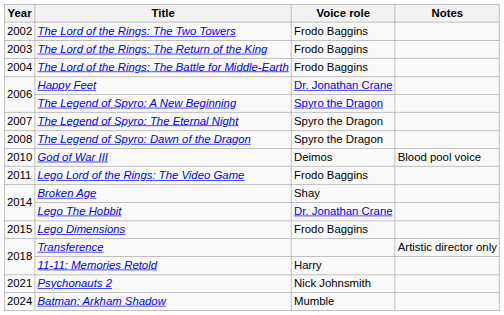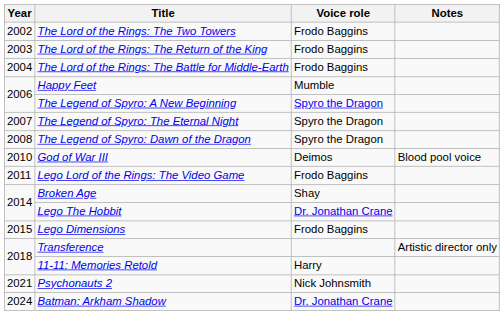(343, 85) Dr. Jonathan Crane -> (314, 85) Mumble
(314, 301) Mumble -> (343, 301) Dr. Jonathan Crane
